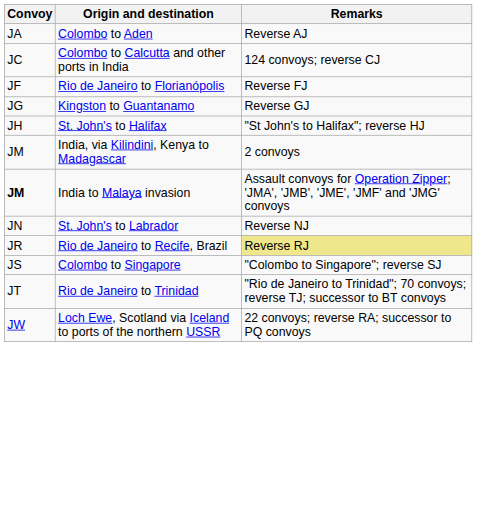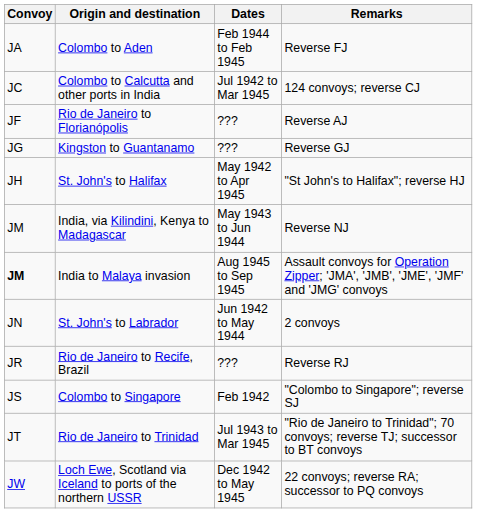+ column: (248, 14)
(276, 33) Reverse AJ -> (316, 47) Reverse FJ
(276, 86) Reverse FJ -> (316, 121) Reverse AJ
(272, 152) 2 convoys -> (317, 228) Reverse NJ
(277, 226) Reverse NJ -> (312, 323) 2 convoys
(277, 245) khaki background -> (317, 363) no background
